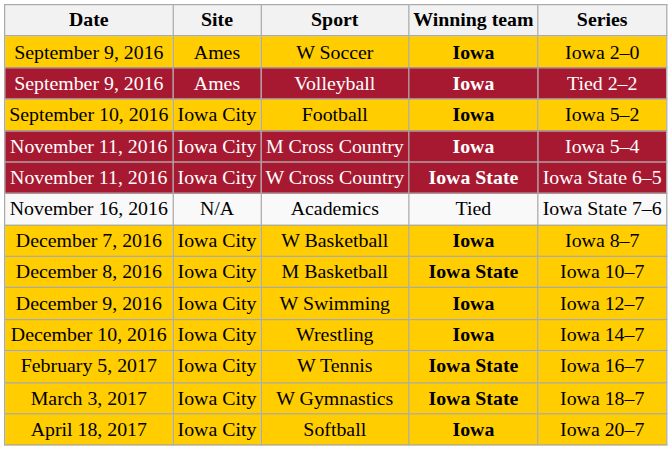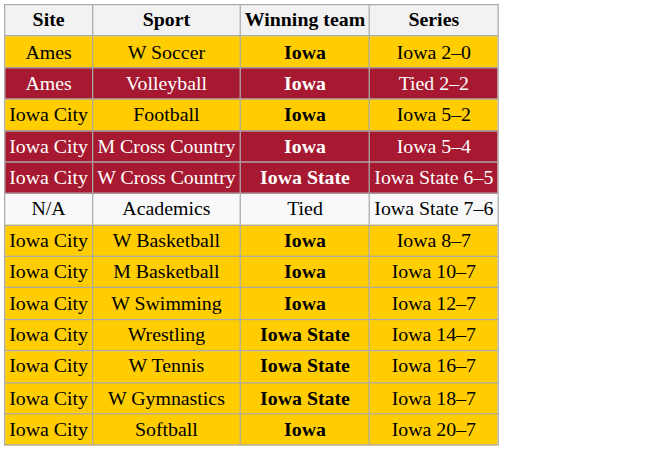- column: (89, 20)
(473, 271) Iowa State -> (305, 271) Iowa
(473, 334) Iowa -> (305, 334) Iowa State
